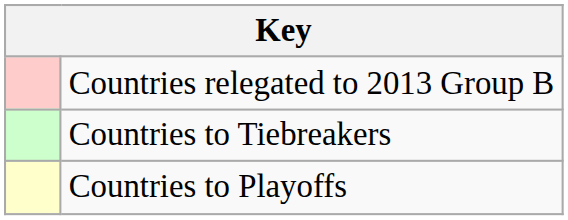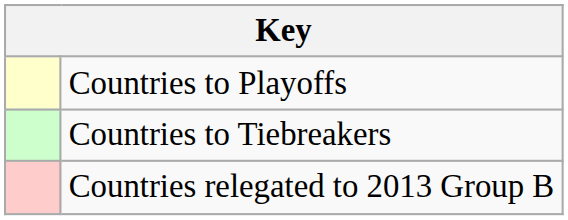rows swapped: (208, 186) <-> (311, 82)
